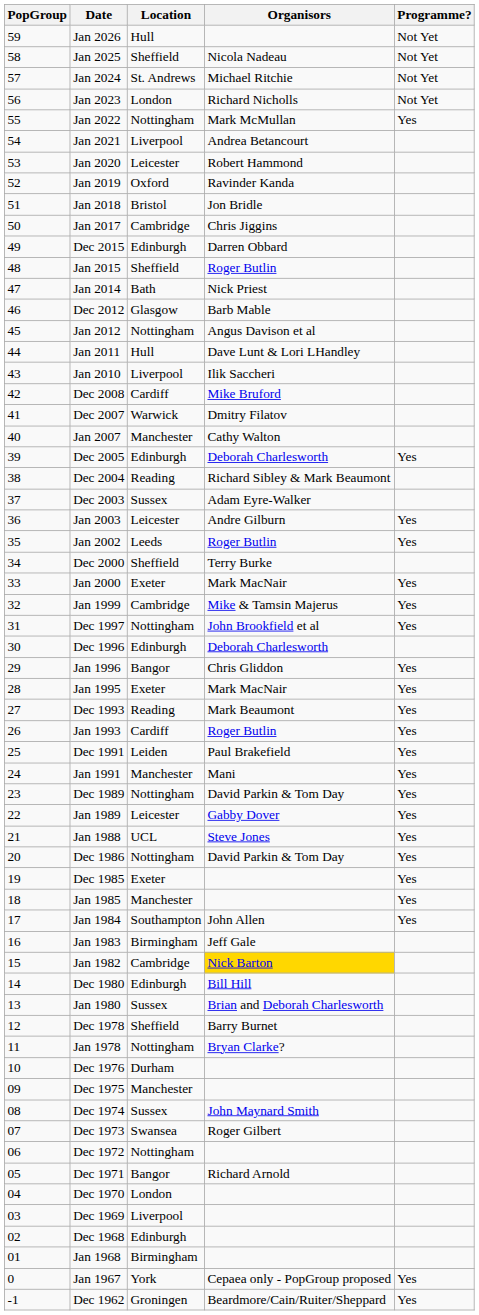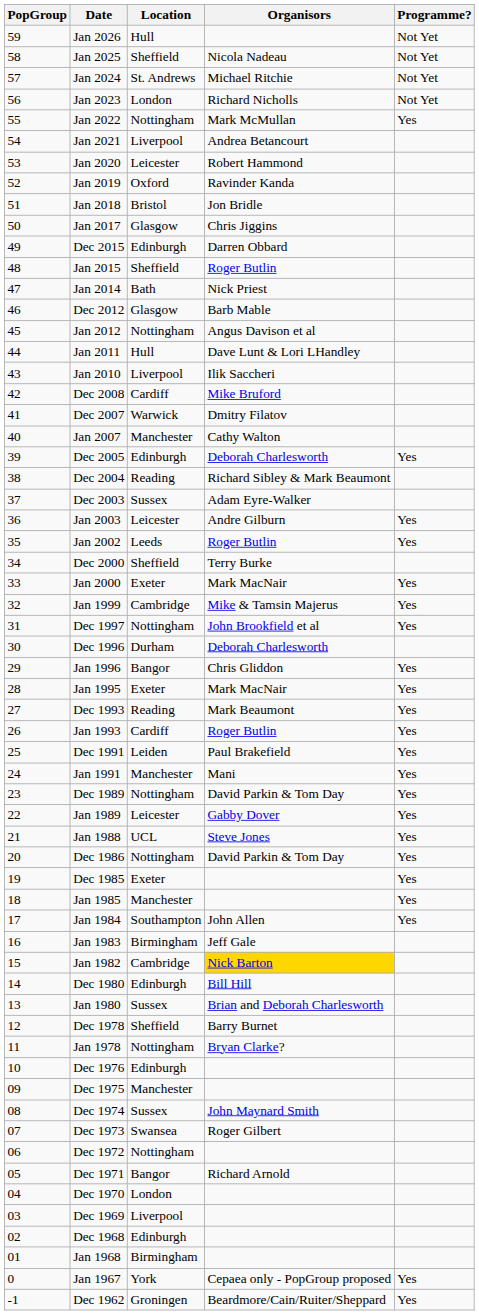(160, 225) Cambridge -> (154, 225) Glasgow
(158, 646) Edinburgh -> (152, 646) Durham
(152, 1068) Durham -> (158, 1068) Edinburgh
